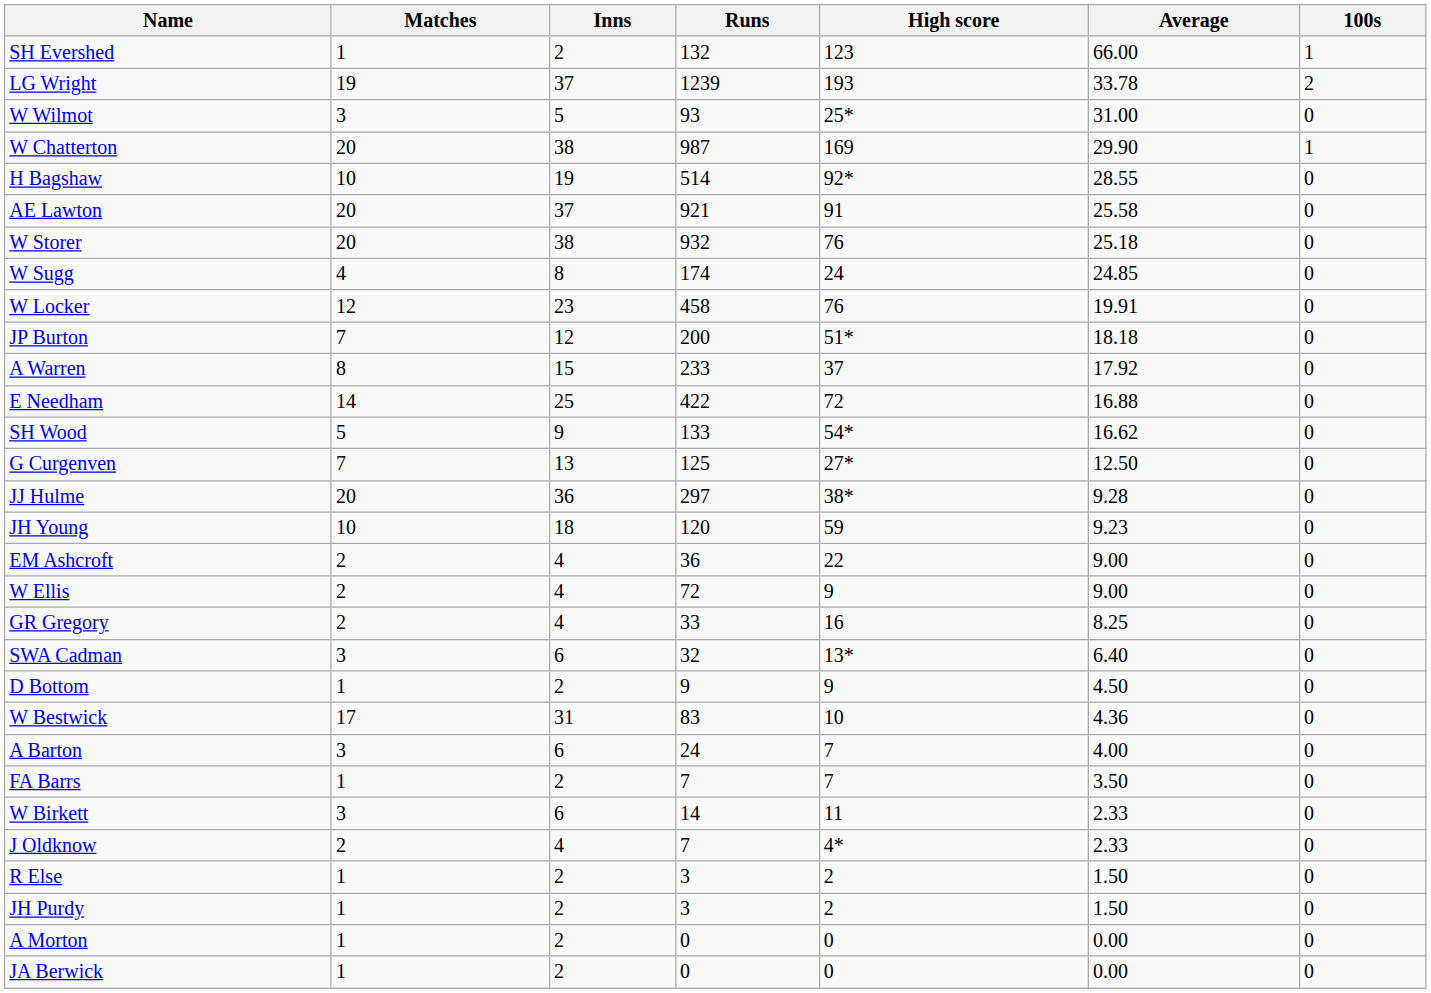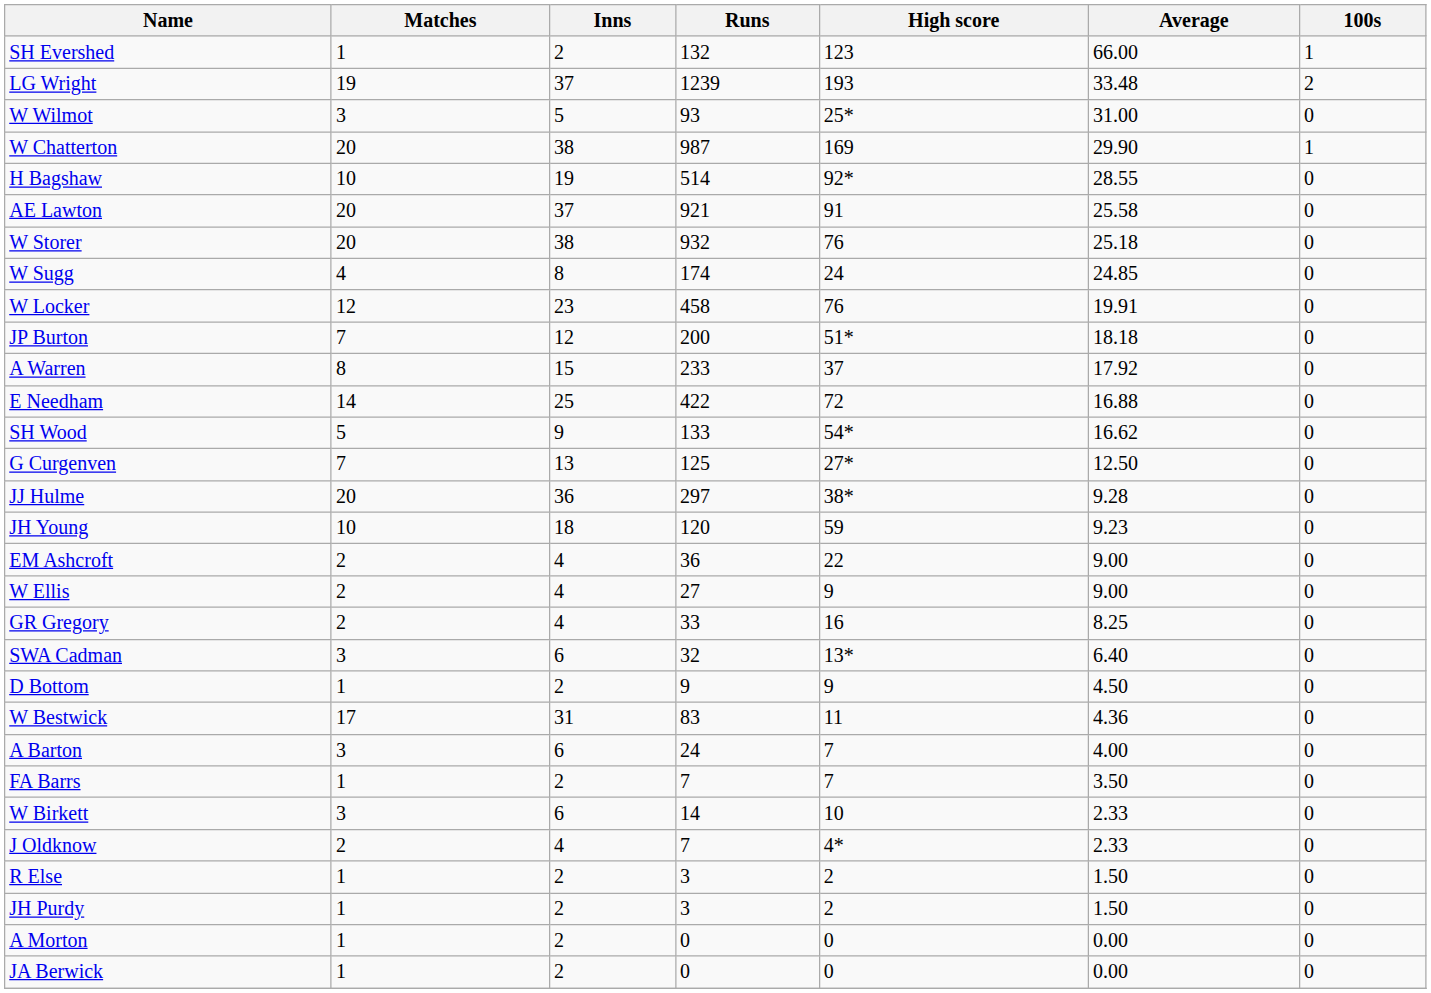(1115, 83) 33.78 -> (1115, 83) 33.48
(690, 591) 72 -> (690, 591) 27
(834, 718) 10 -> (833, 718) 11
(833, 813) 11 -> (834, 813) 10
